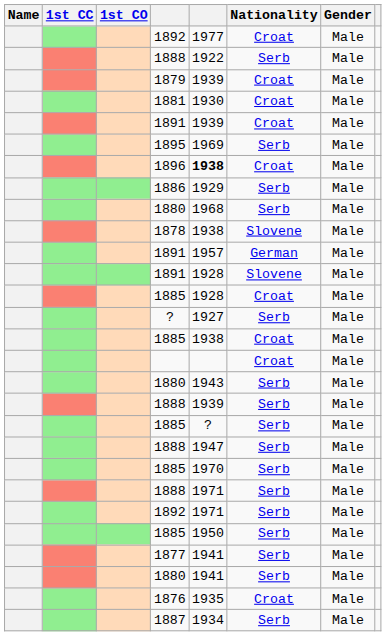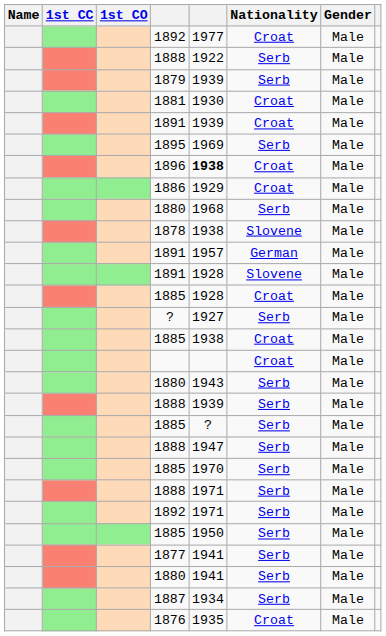(274, 80) Croat -> (274, 80) Serb
(274, 188) Serb -> (274, 188) Croat
rows swapped: (24, 620) <-> (24, 599)
